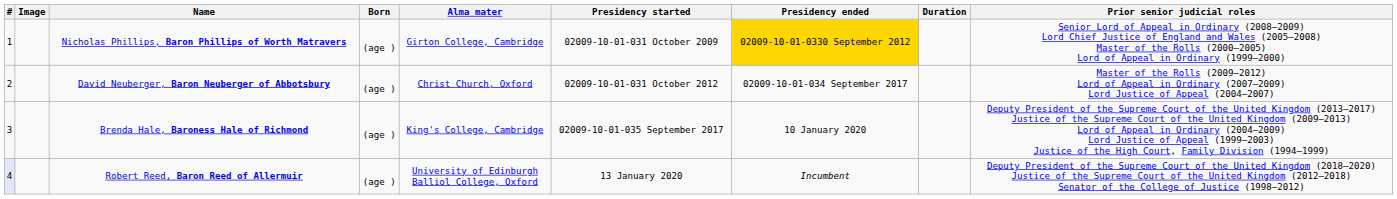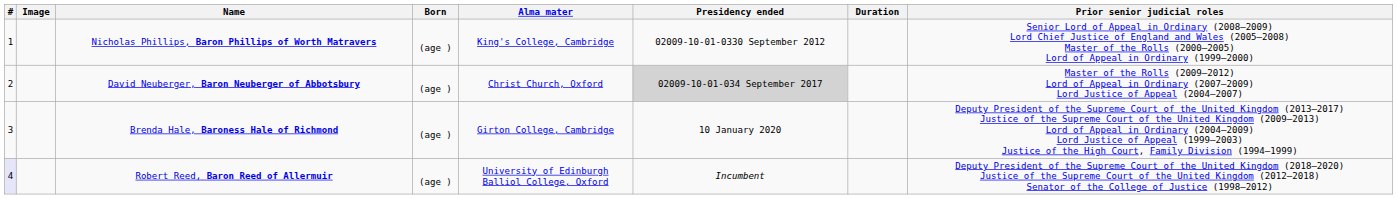- column: (641, 12)
(475, 42) Girton College, Cambridge -> (546, 42) King's College, Cambridge
(825, 42) gold background -> (740, 42) no background
(825, 83) no background -> (740, 83) lightgrey background
(475, 130) King's College, Cambridge -> (546, 130) Girton College, Cambridge
